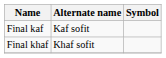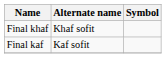rows swapped: (25, 28) <-> (28, 45)
